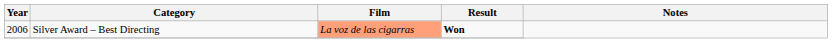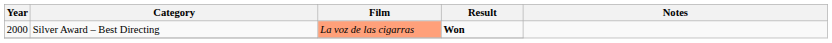(17, 29) 2006 -> (17, 29) 2000
